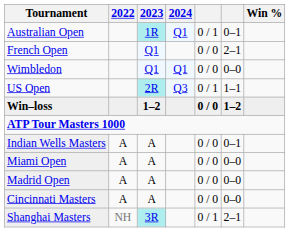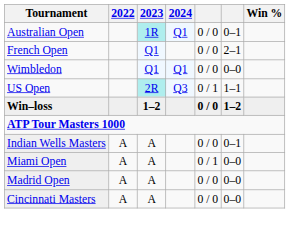(208, 32) 0 / 1 -> (208, 32) 0 / 0
(208, 161) 0 / 0 -> (208, 161) 0 / 1
- row: (49, 217)
